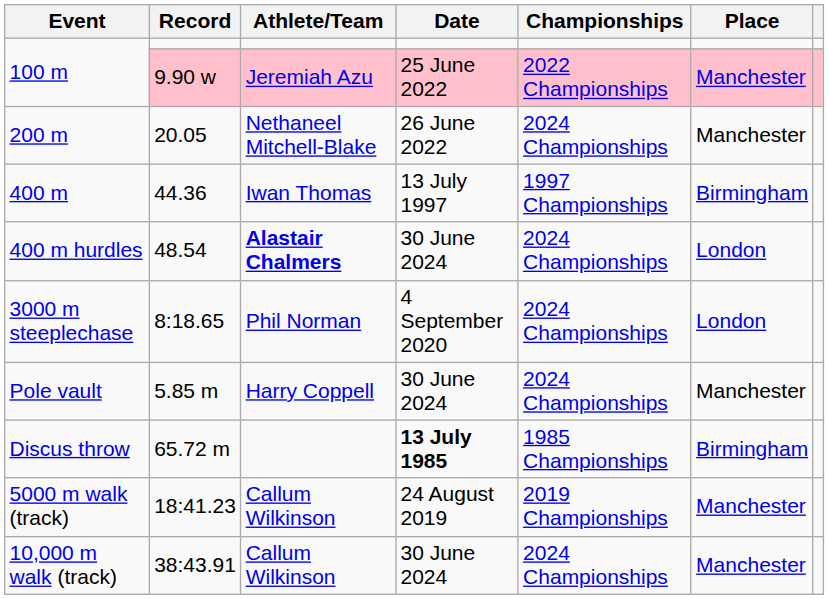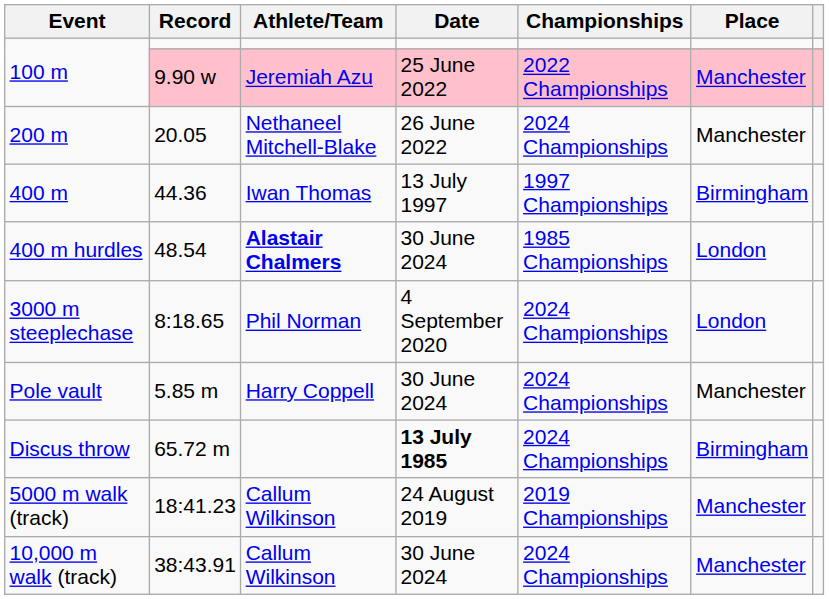(595, 250) 2024 Championships -> (595, 250) 1985 Championships
(595, 448) 1985 Championships -> (595, 448) 2024 Championships
